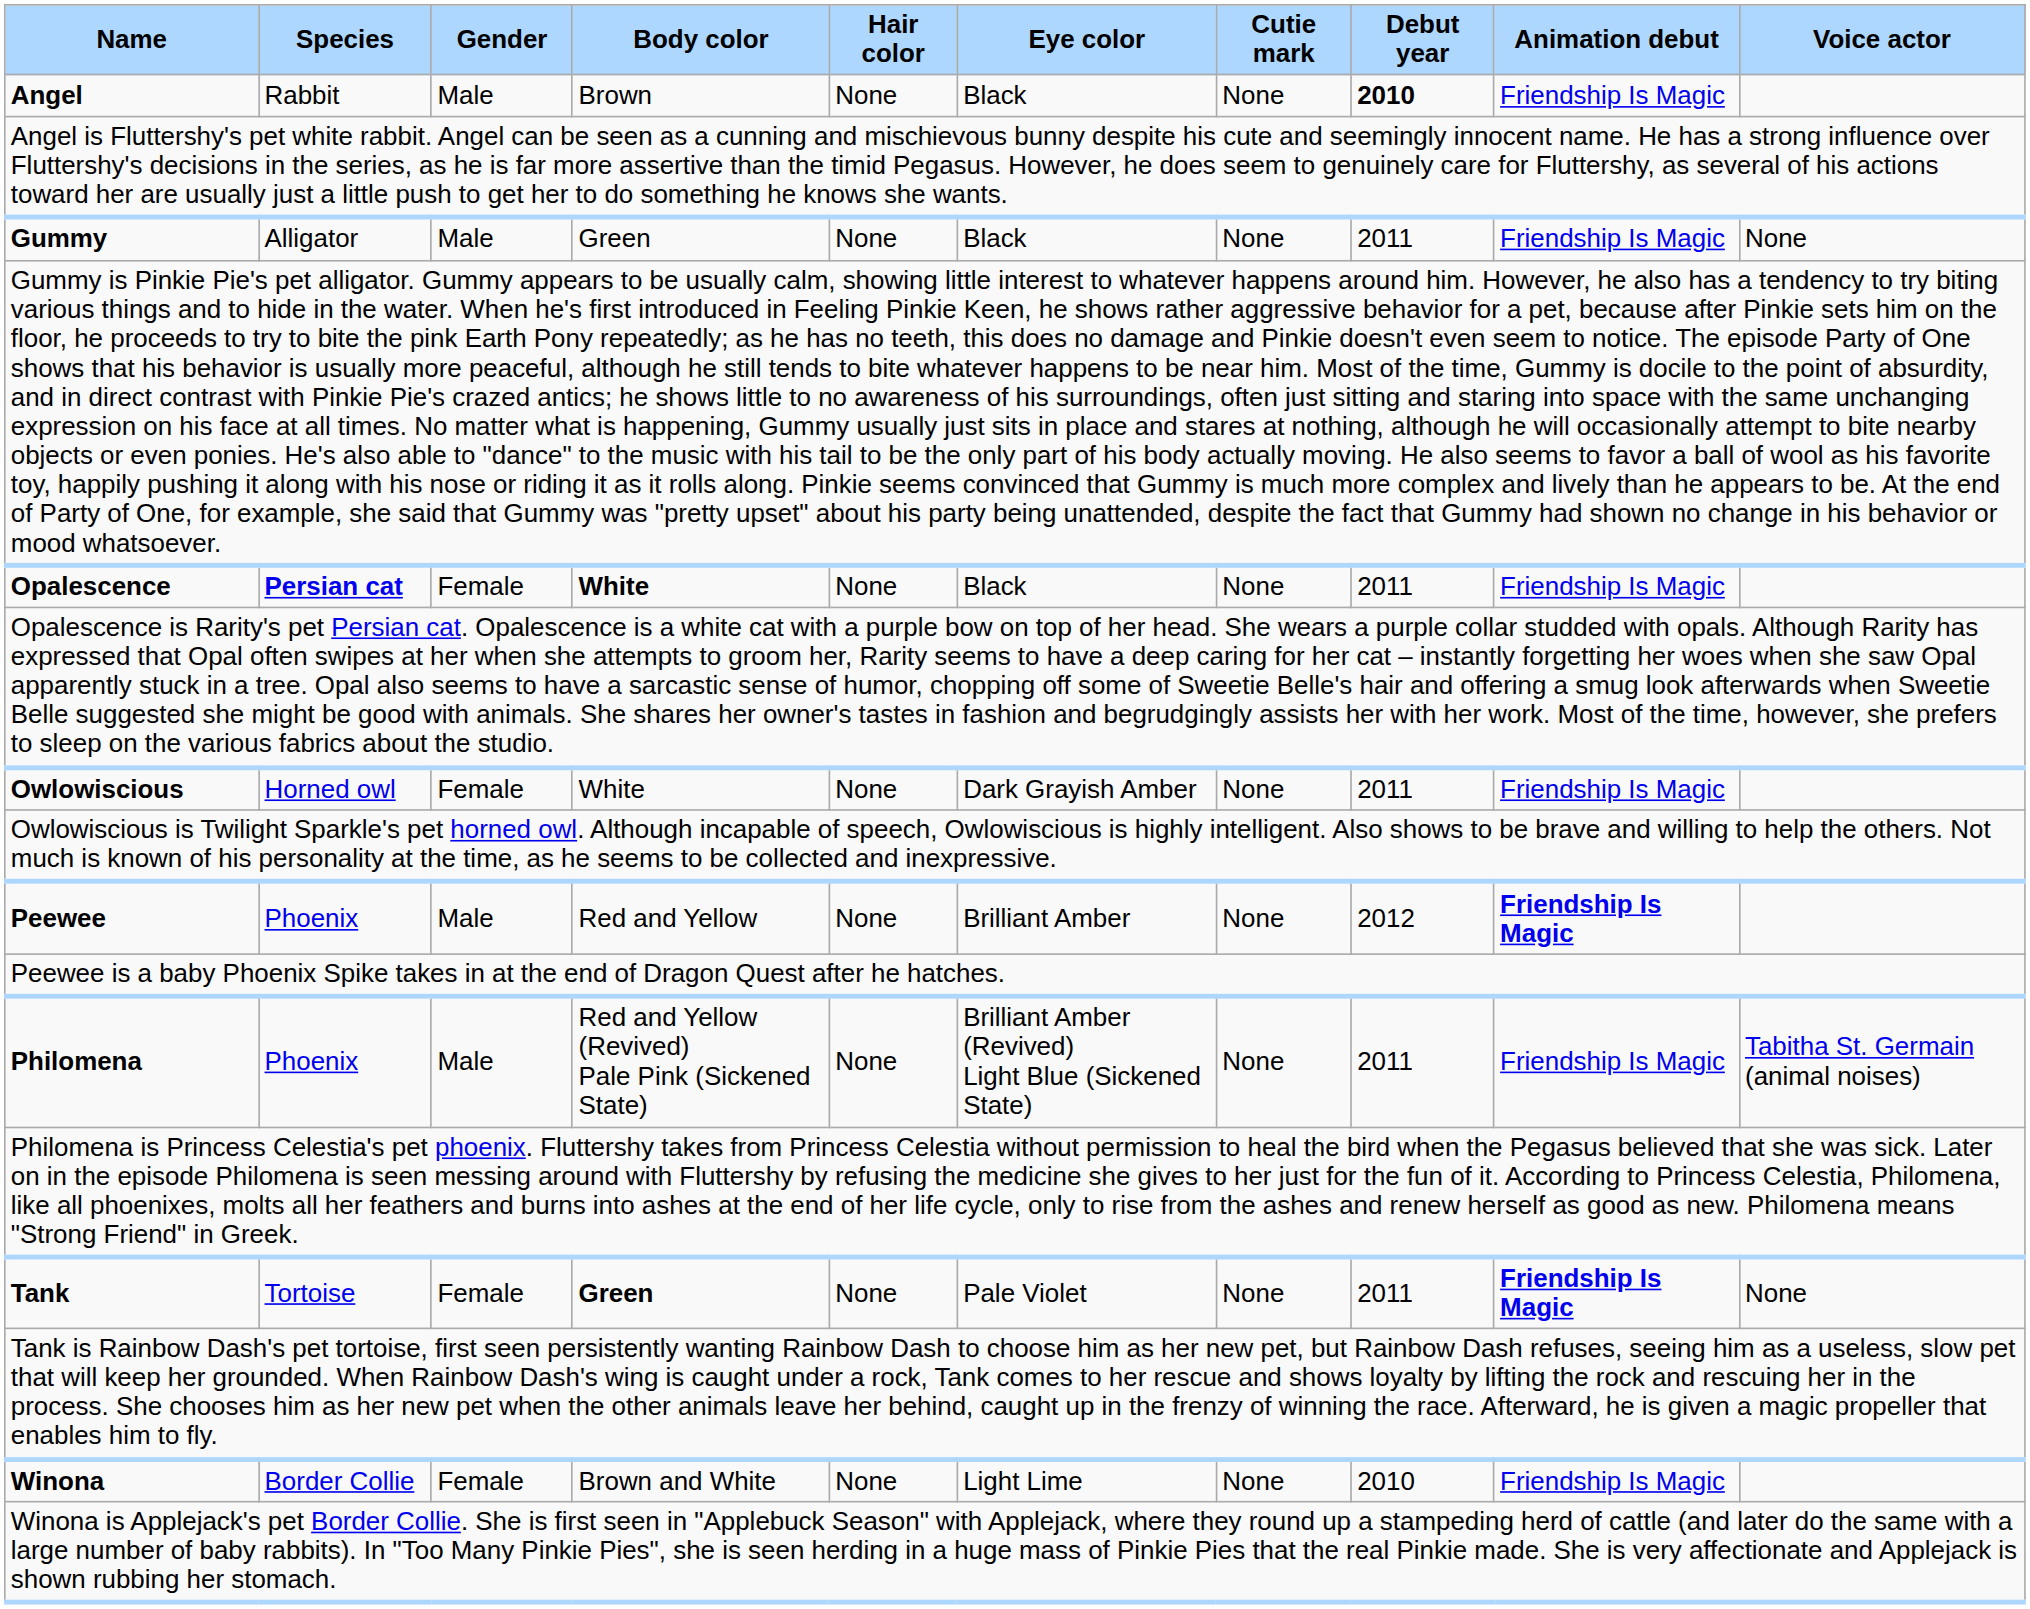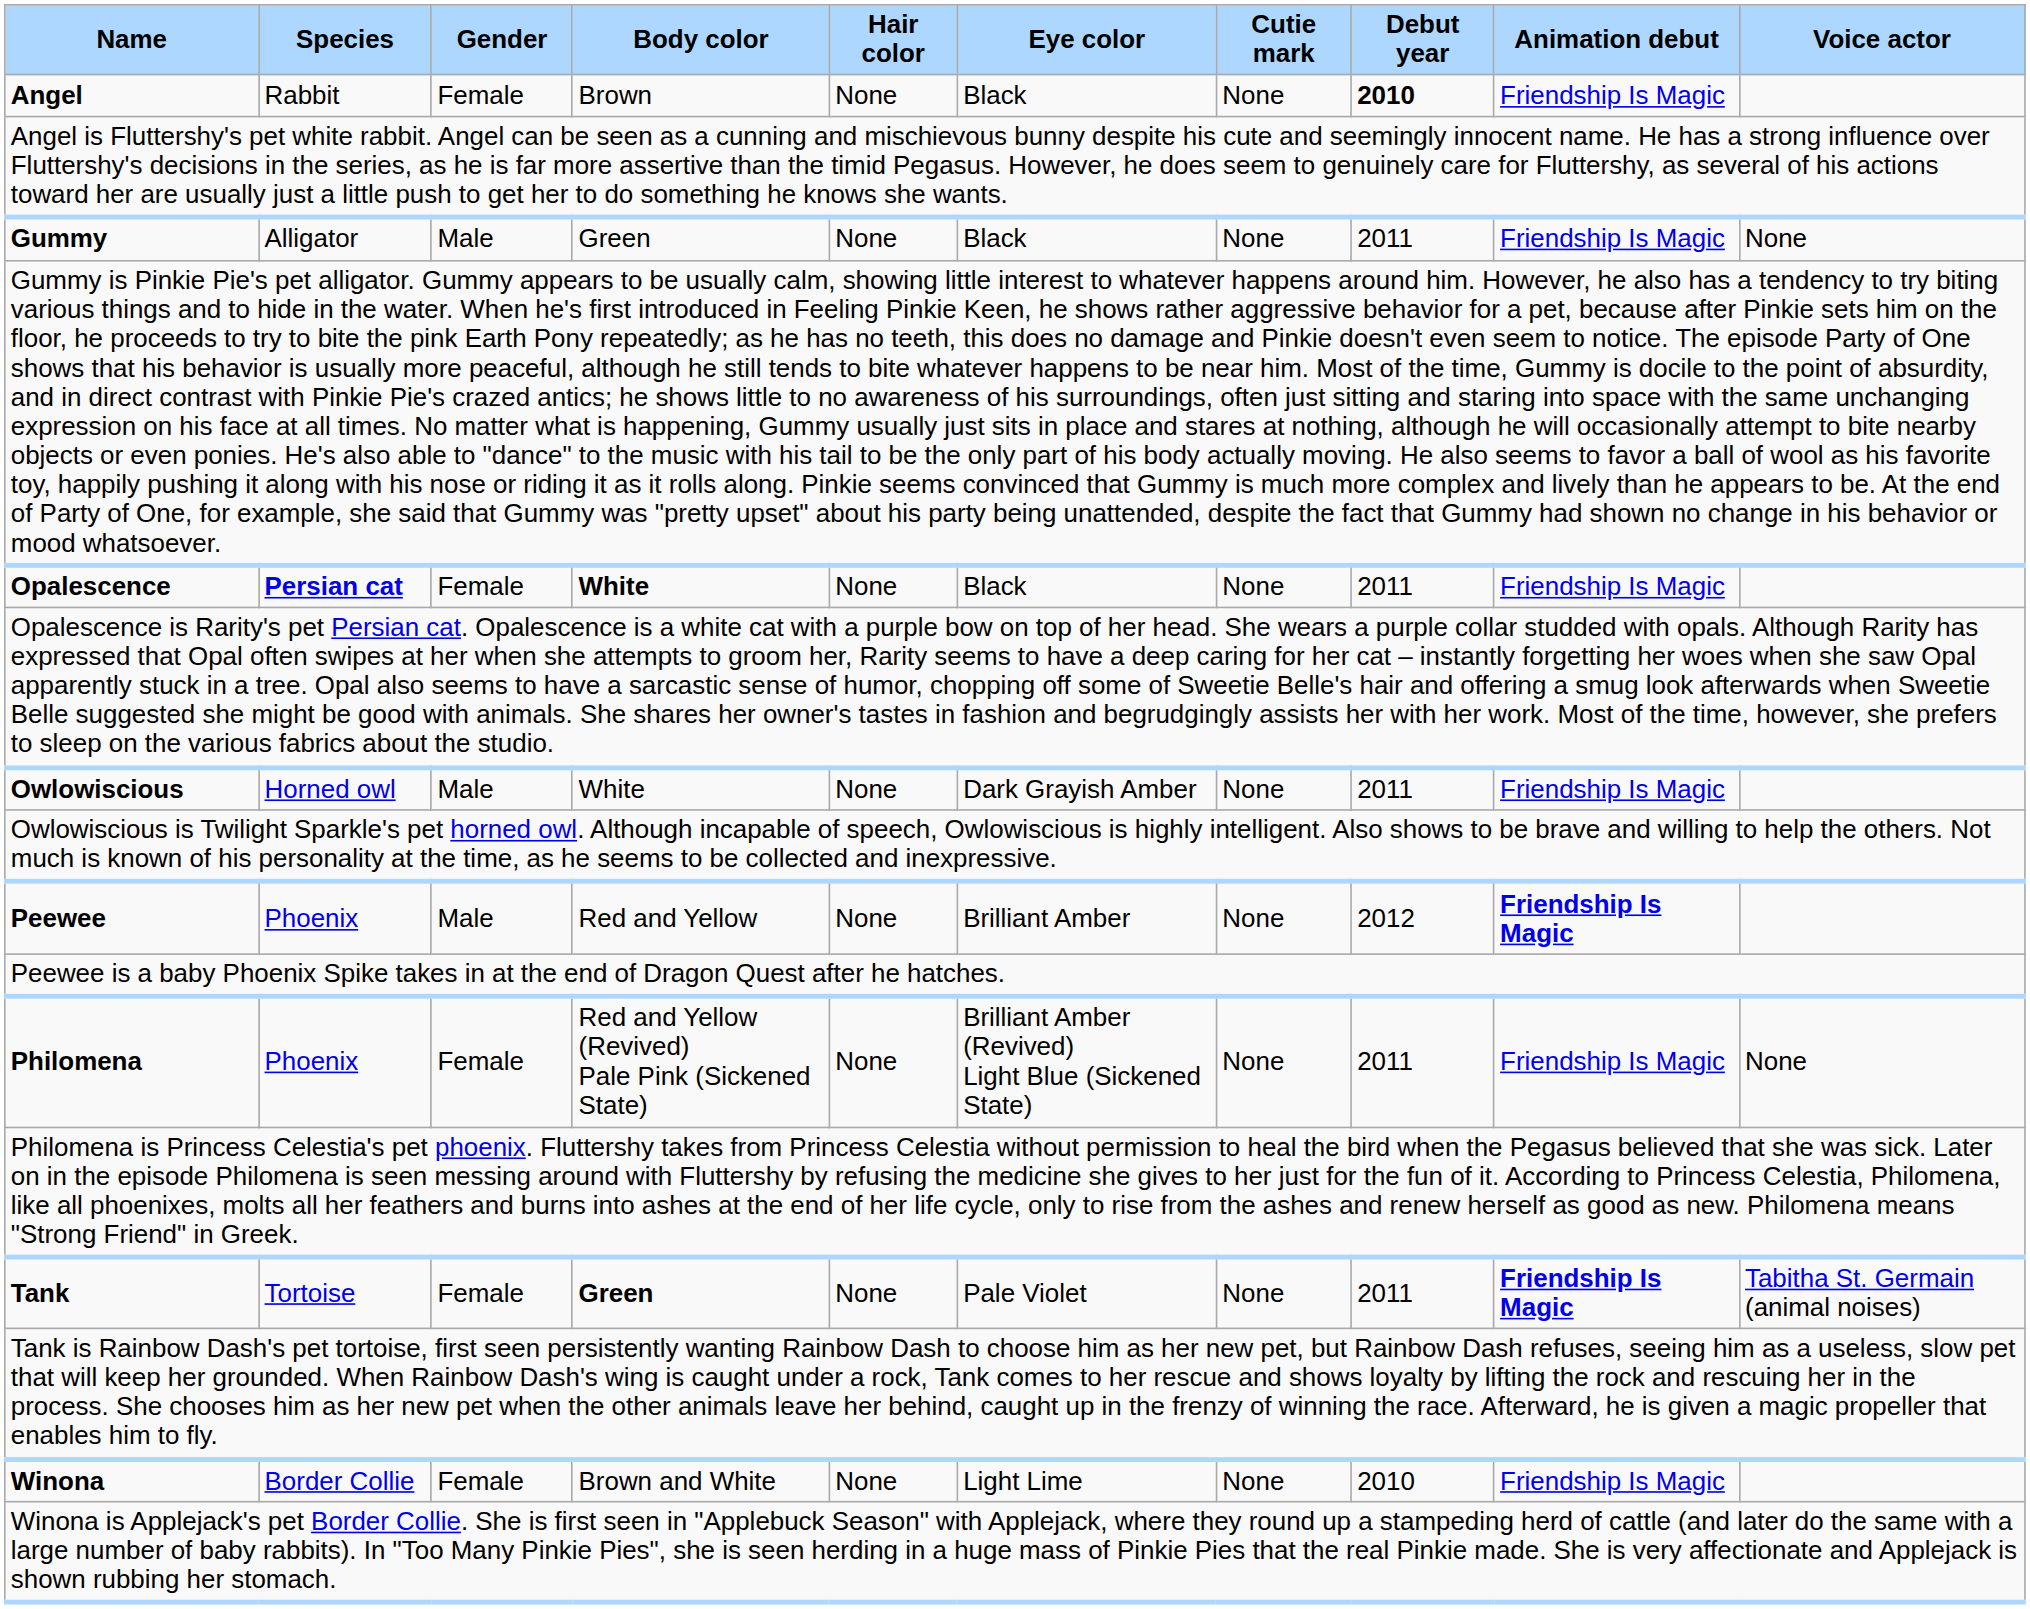(466, 95) Male -> (481, 95) Female
(481, 789) Female -> (466, 789) Male
(466, 1062) Male -> (481, 1062) Female
(1860, 1062) Tabitha St. Germain (animal noises) -> (1776, 1062) None
(1776, 1293) None -> (1860, 1293) Tabitha St. Germain (animal noises)
